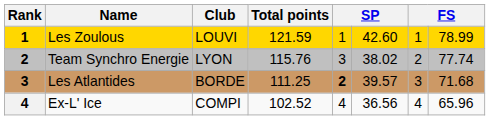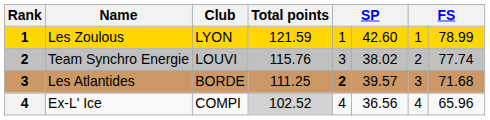(216, 37) LOUVI -> (214, 37) LYON
(214, 59) LYON -> (216, 59) LOUVI
(290, 103) no background -> (290, 103) lightgrey background
